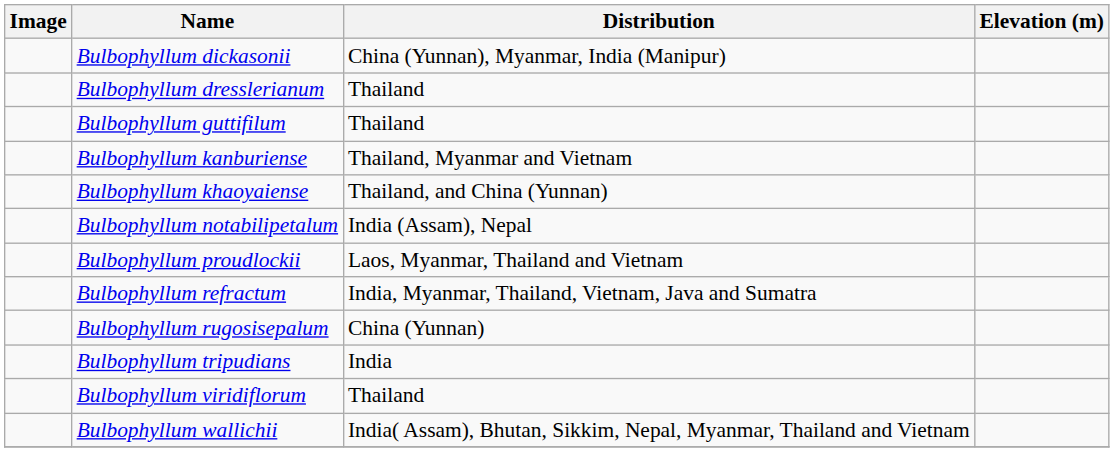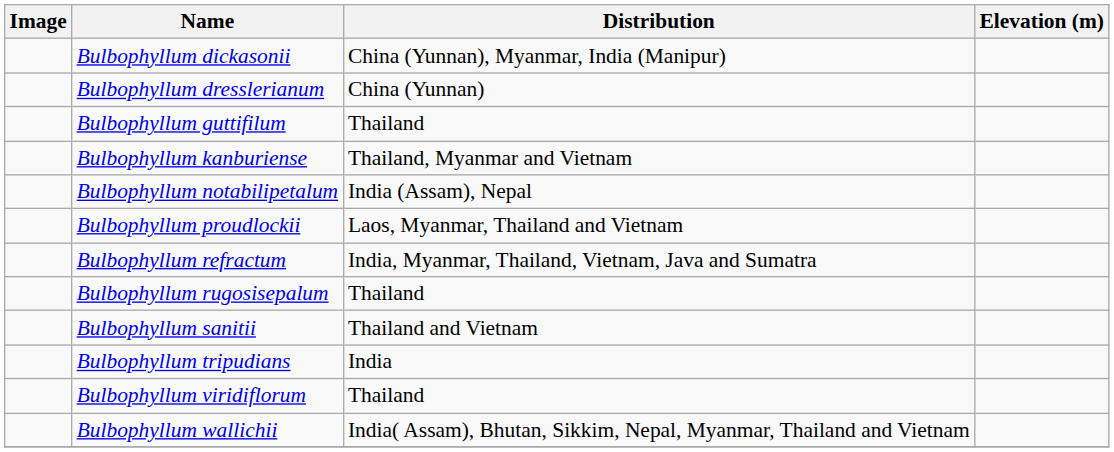(386, 89) Thailand -> (416, 89) China (Yunnan)
- row: (192, 191)
(416, 327) China (Yunnan) -> (386, 293) Thailand
+ row: (166, 327)
